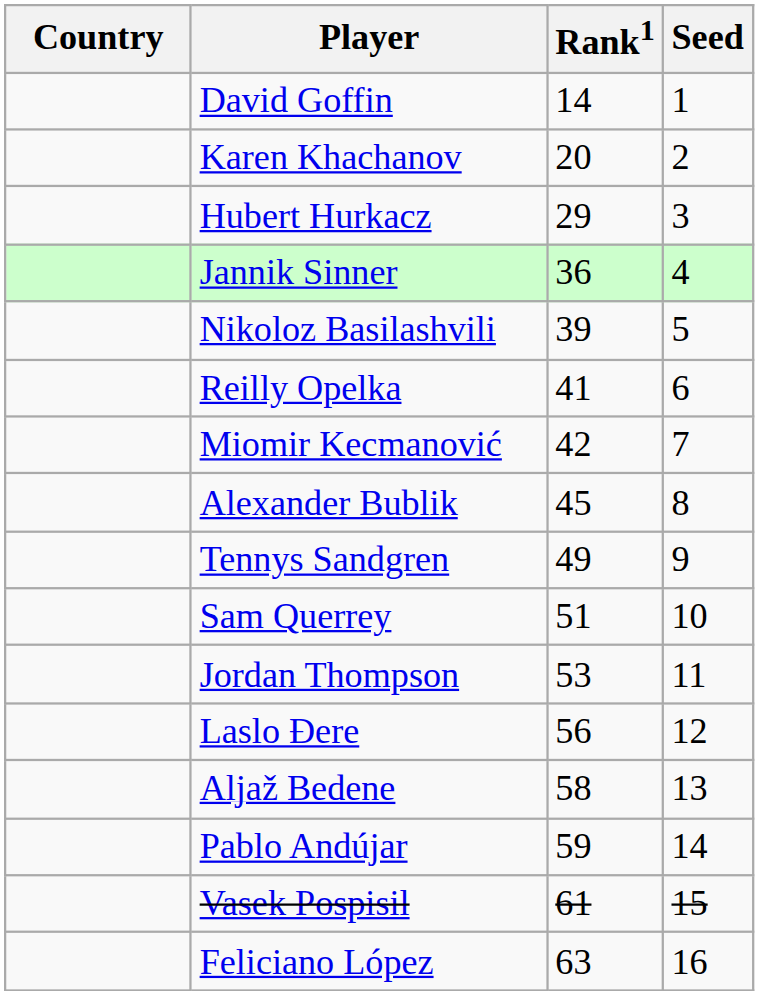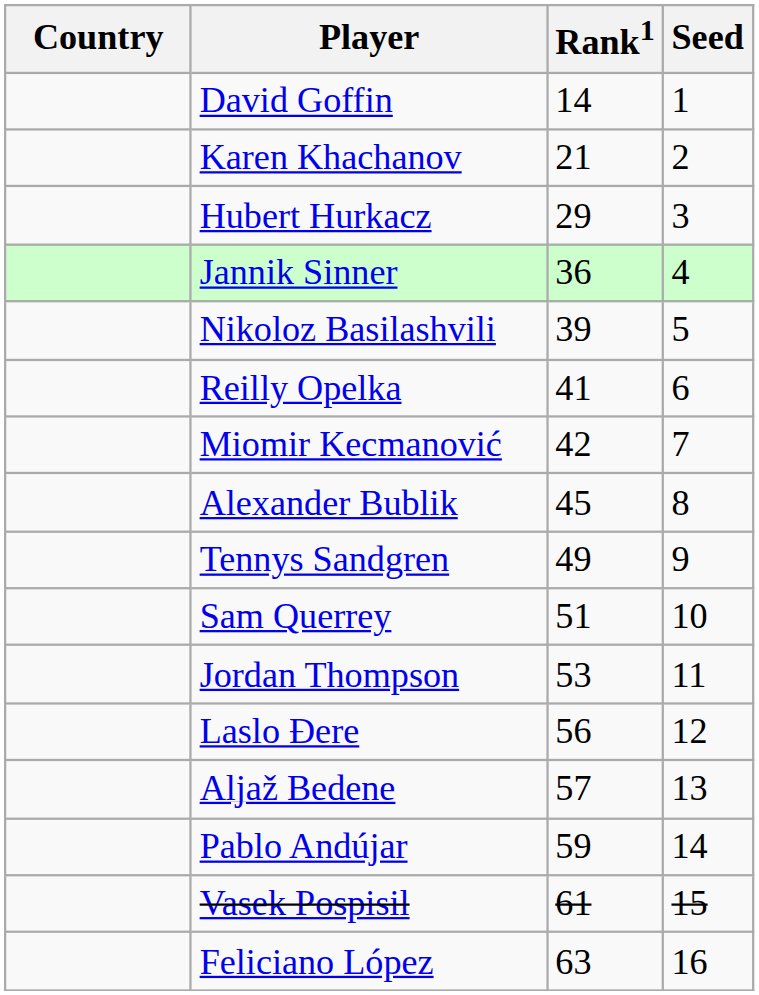(573, 157) 20 -> (573, 157) 21
(573, 788) 58 -> (573, 788) 57
